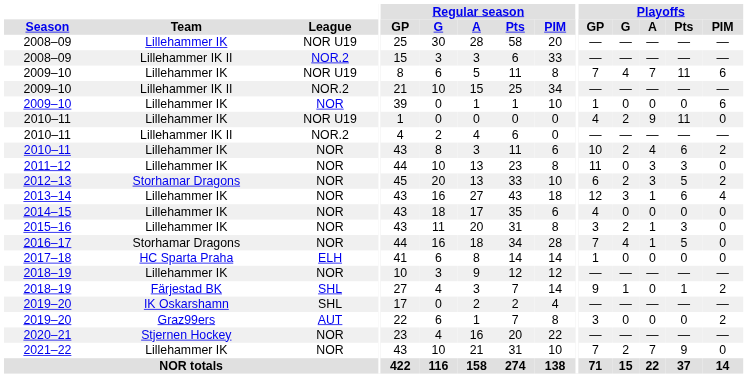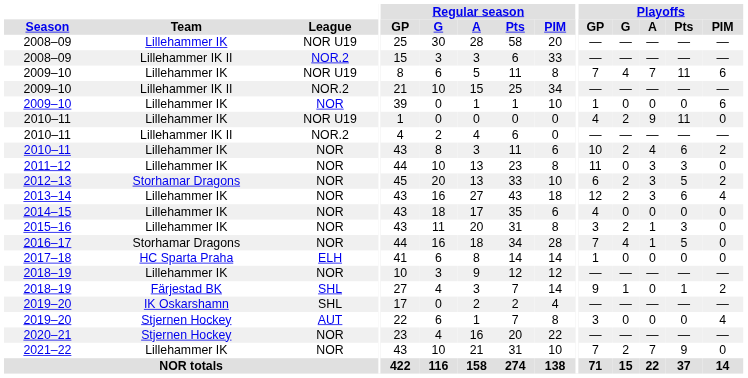(626, 196) 3 -> (626, 196) 2
(652, 196) 1 -> (652, 196) 3
(186, 319) Graz99ers -> (186, 319) Stjernen Hockey
(723, 319) 2 -> (723, 319) 4
